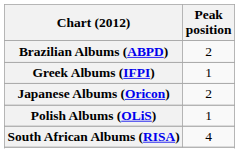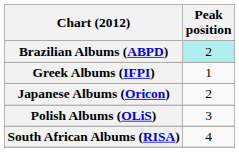(209, 51) no background -> (209, 51) paleturquoise background
(209, 115) 1 -> (209, 115) 3
